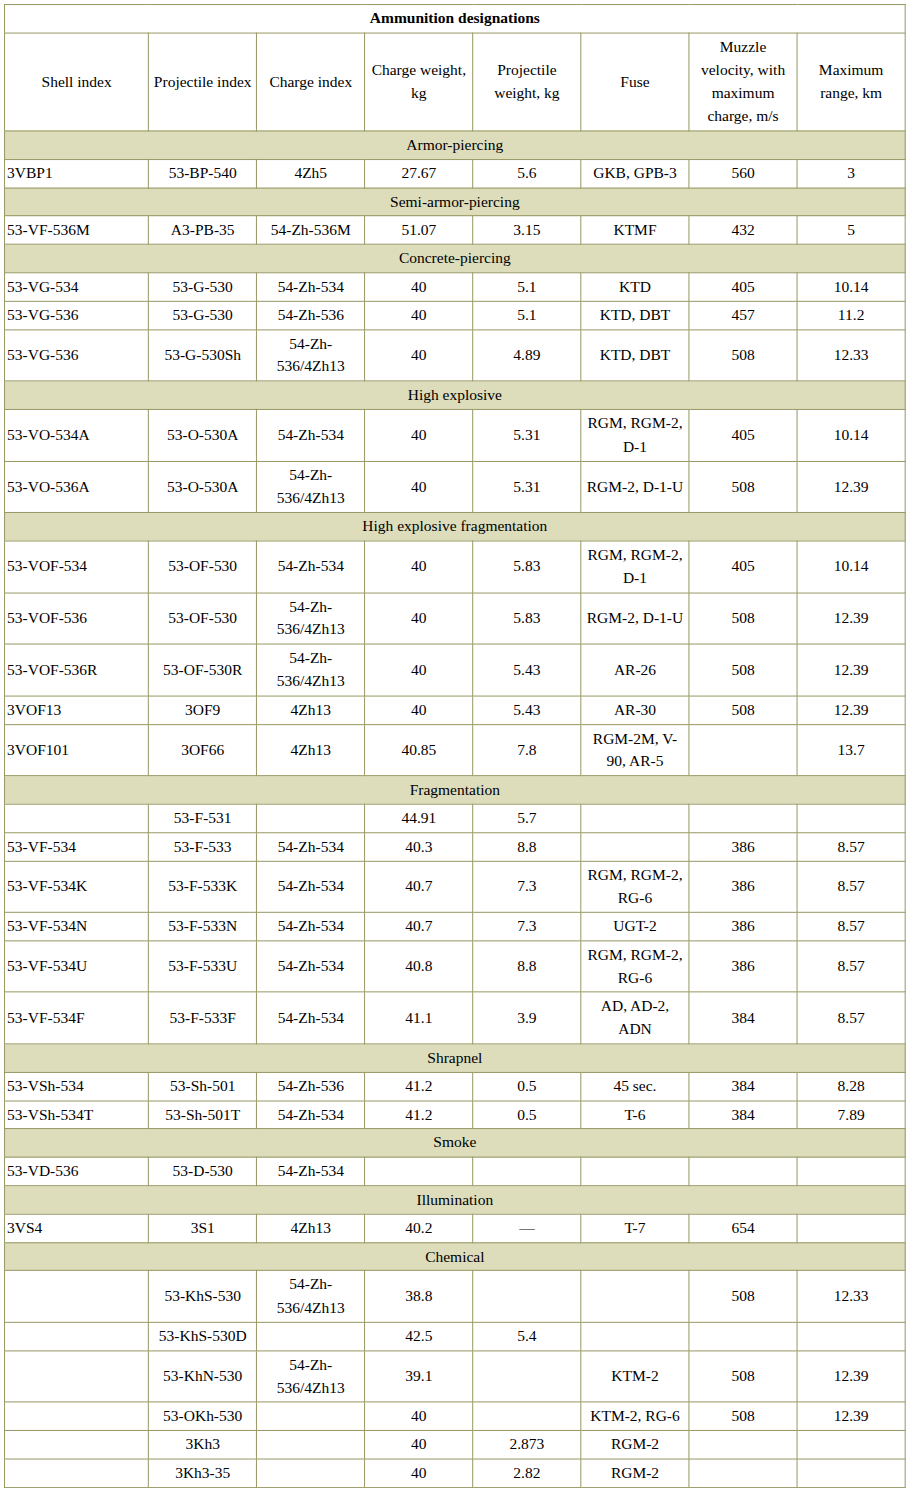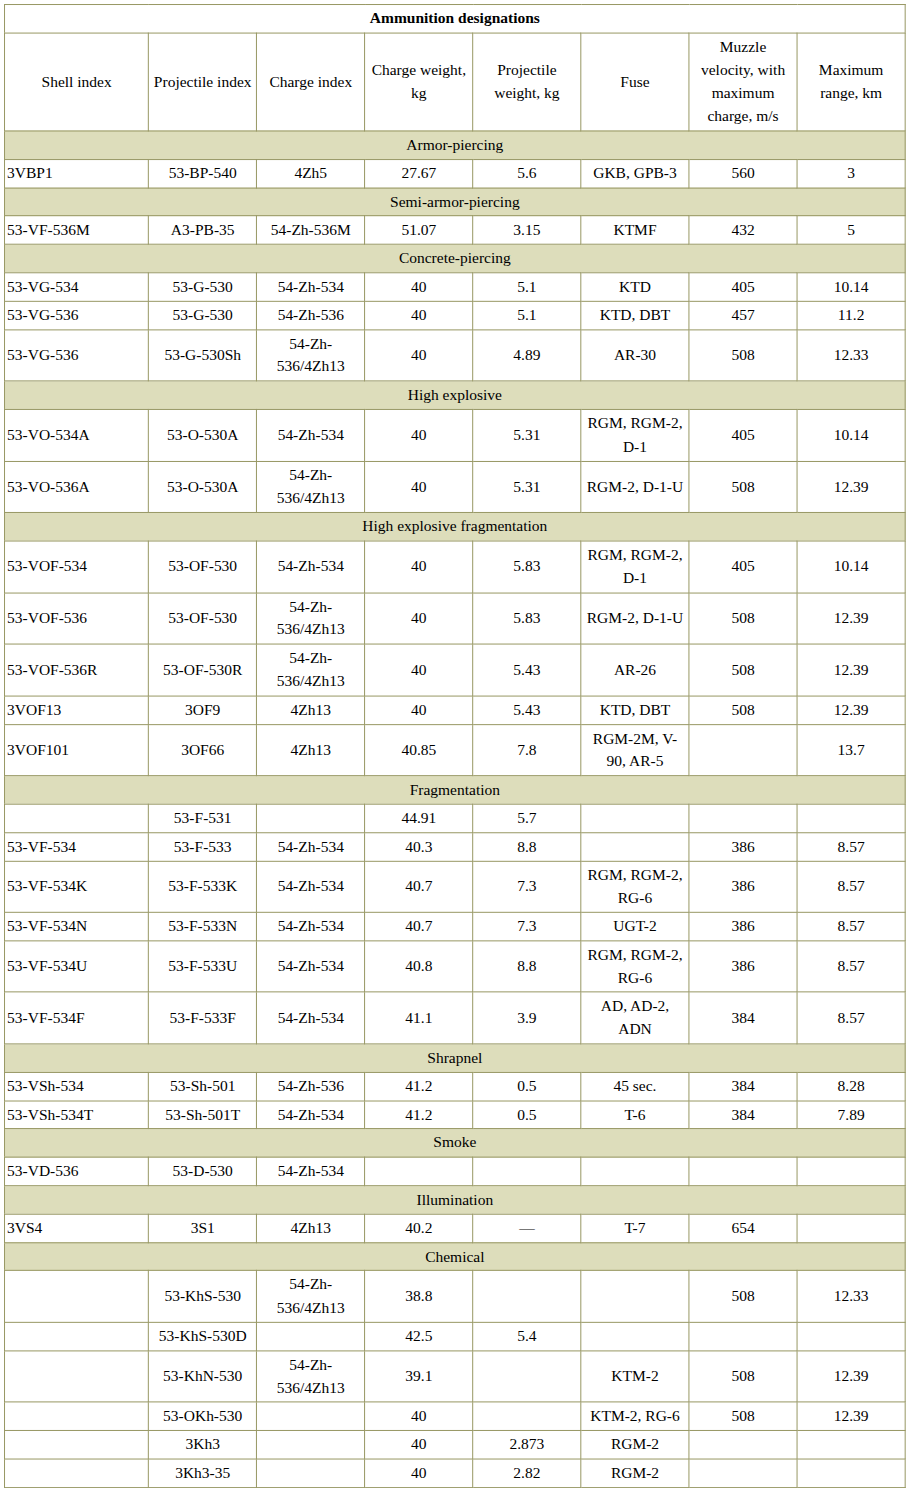(635, 354) KTD, DBT -> (635, 354) AR-30
(635, 709) AR-30 -> (635, 709) KTD, DBT
